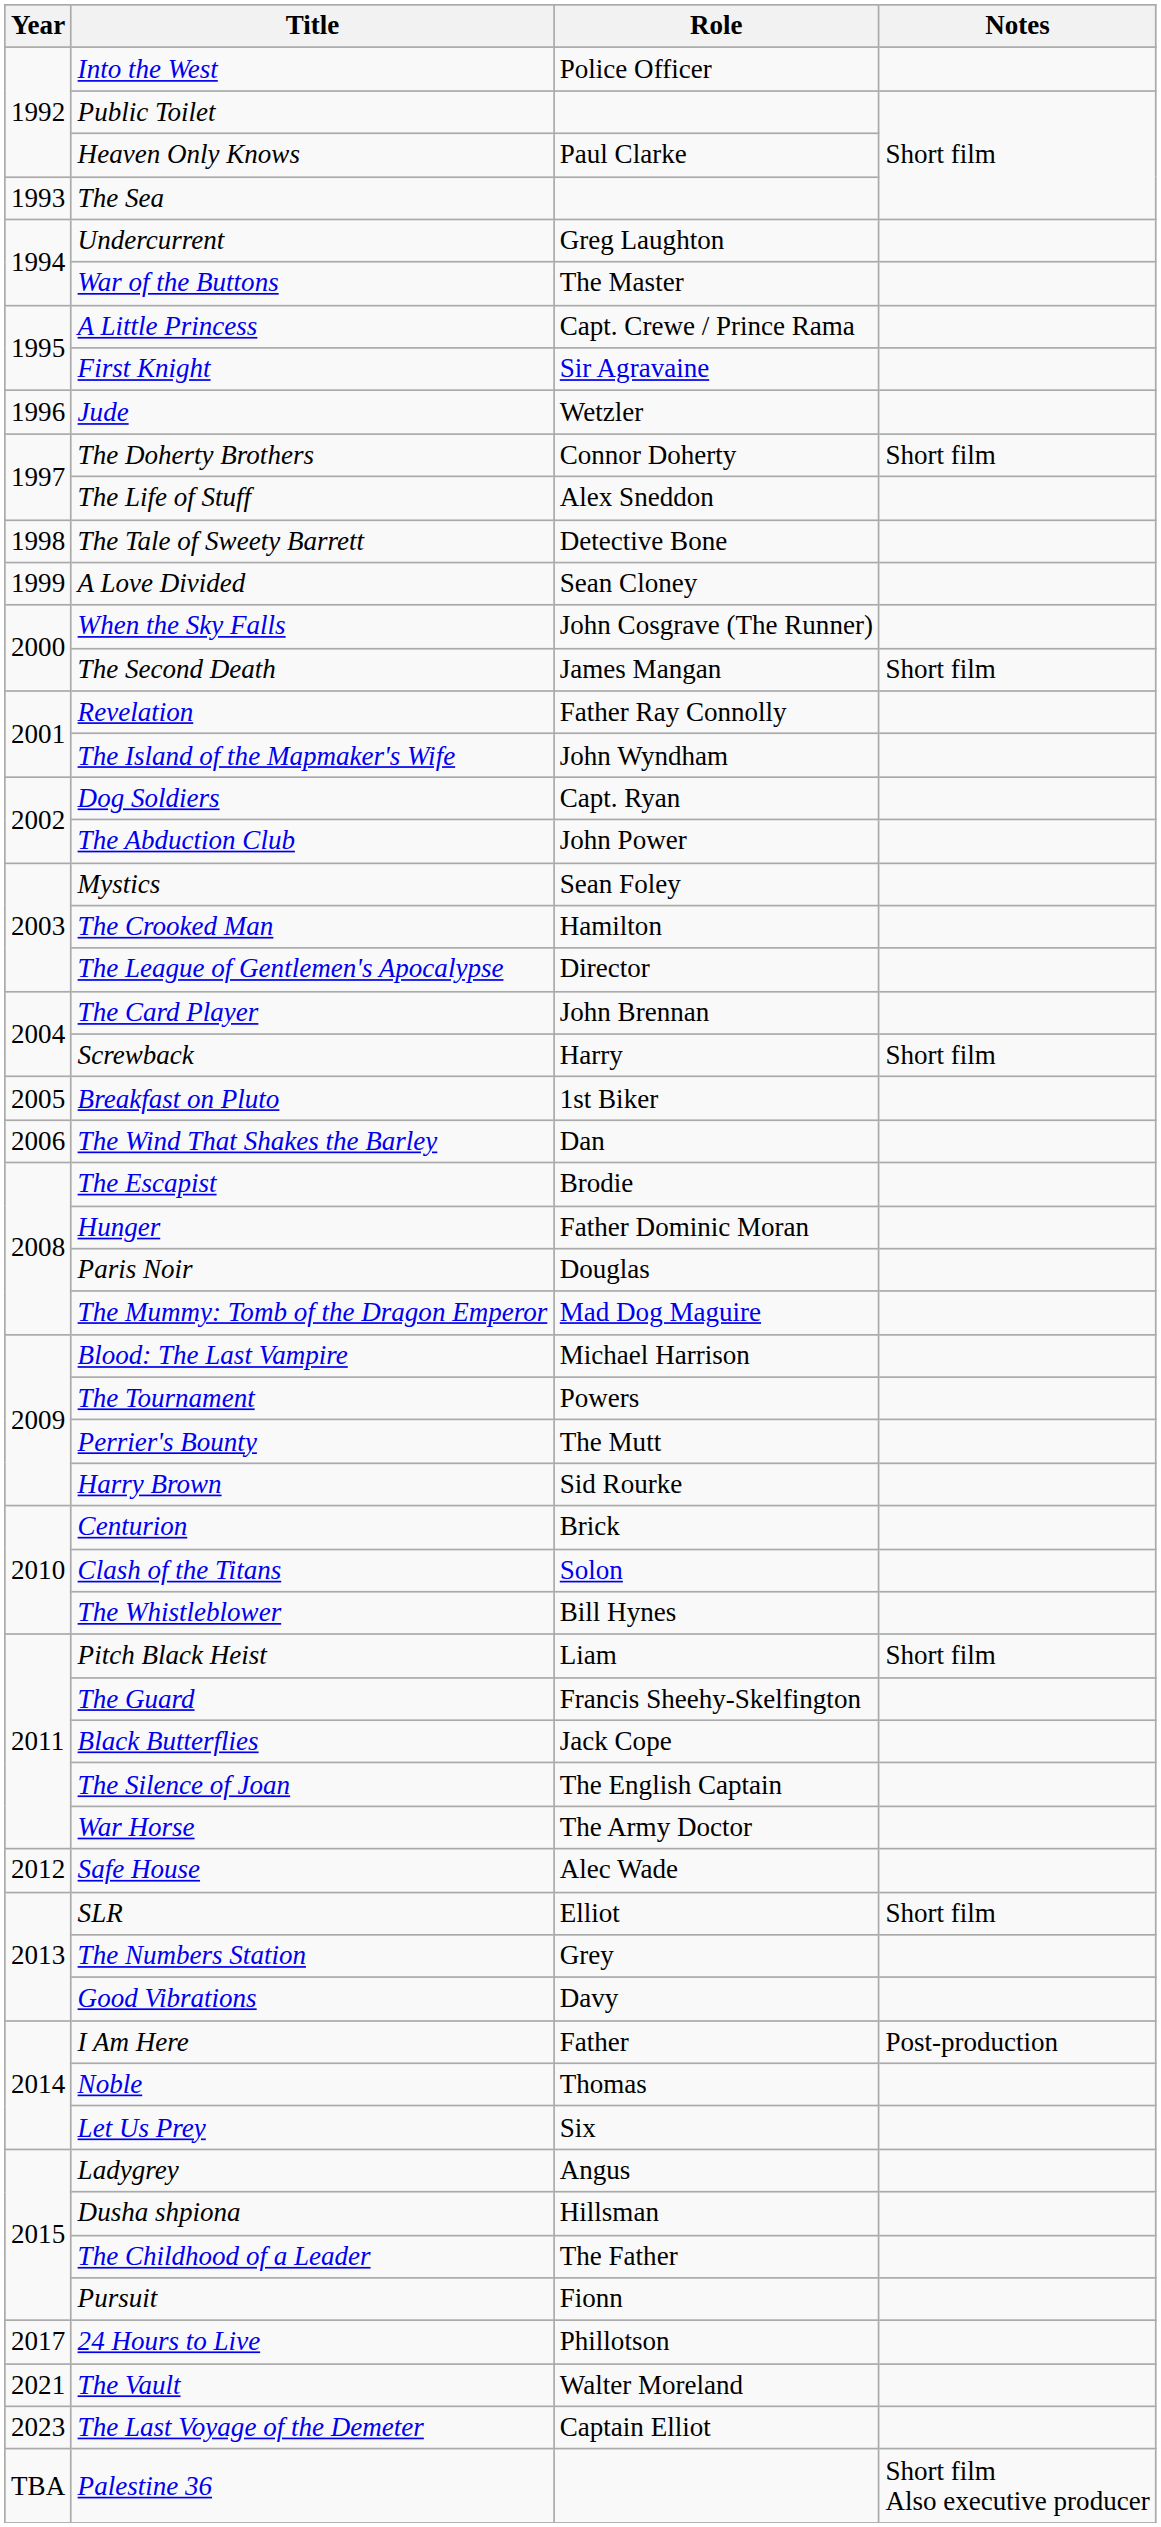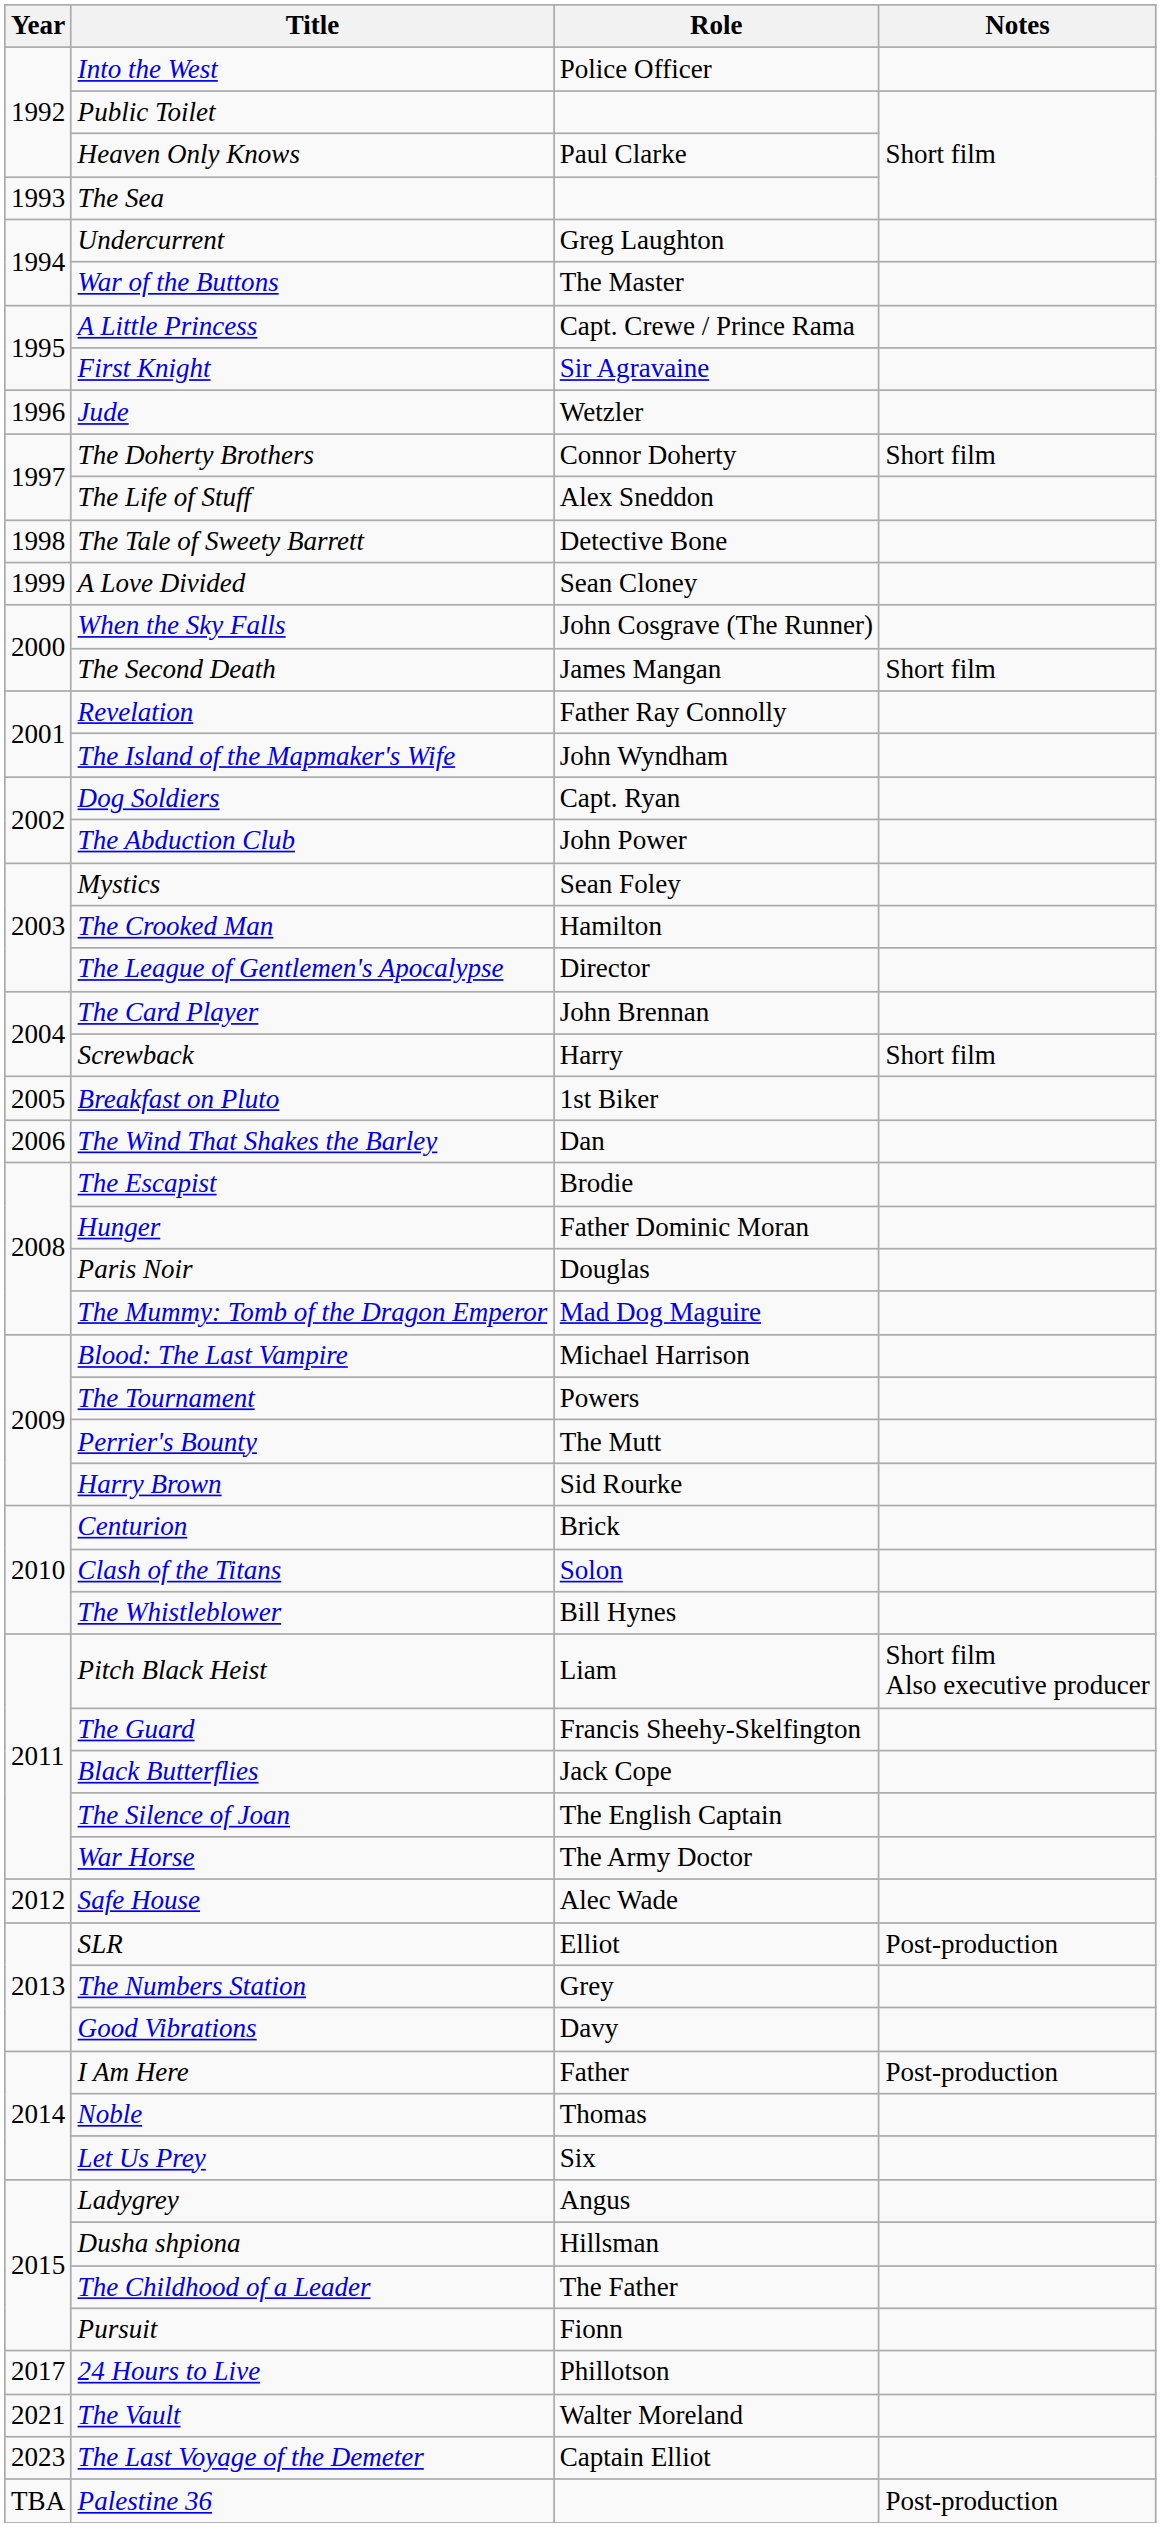(941, 1655) Short film -> (1018, 1670) Short film Also executive producer
(941, 1912) Short film -> (972, 1943) Post-production
(1018, 2485) Short film Also executive producer -> (972, 2500) Post-production
